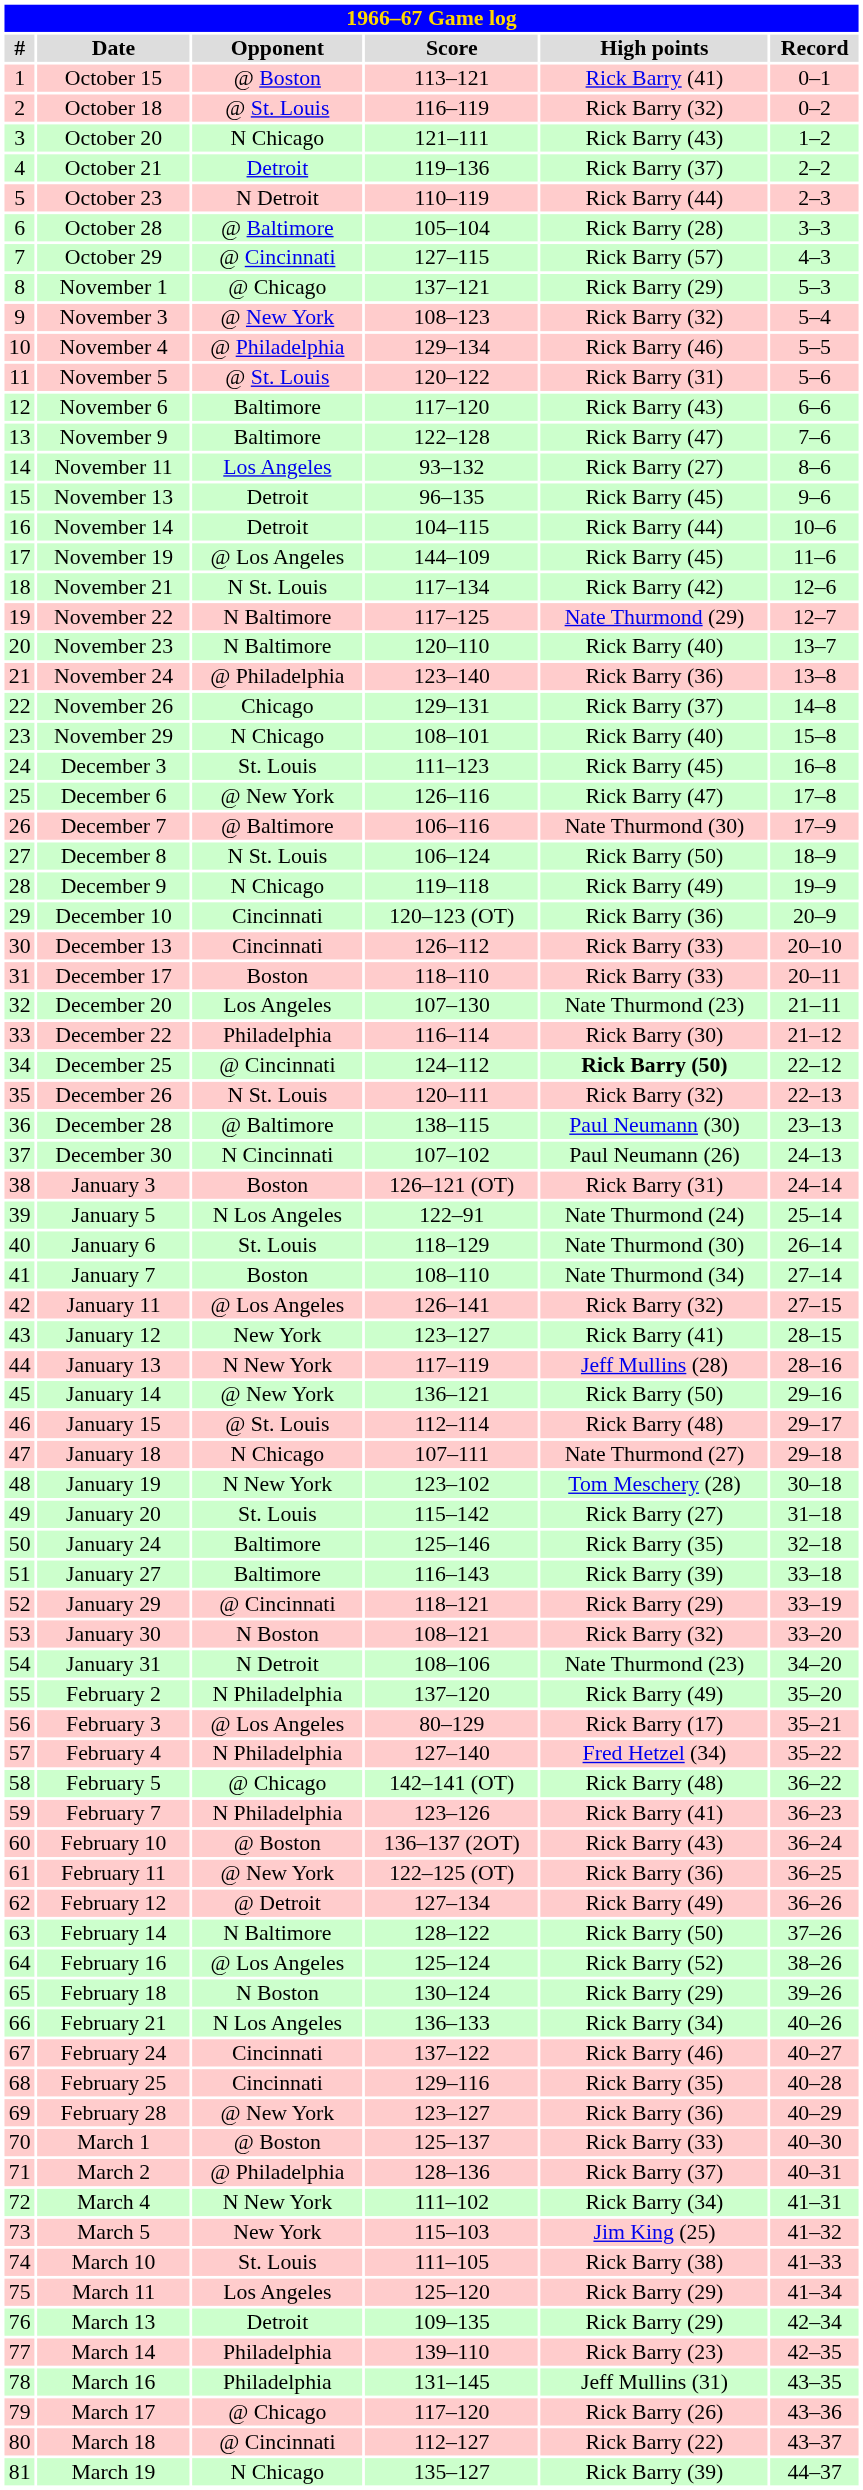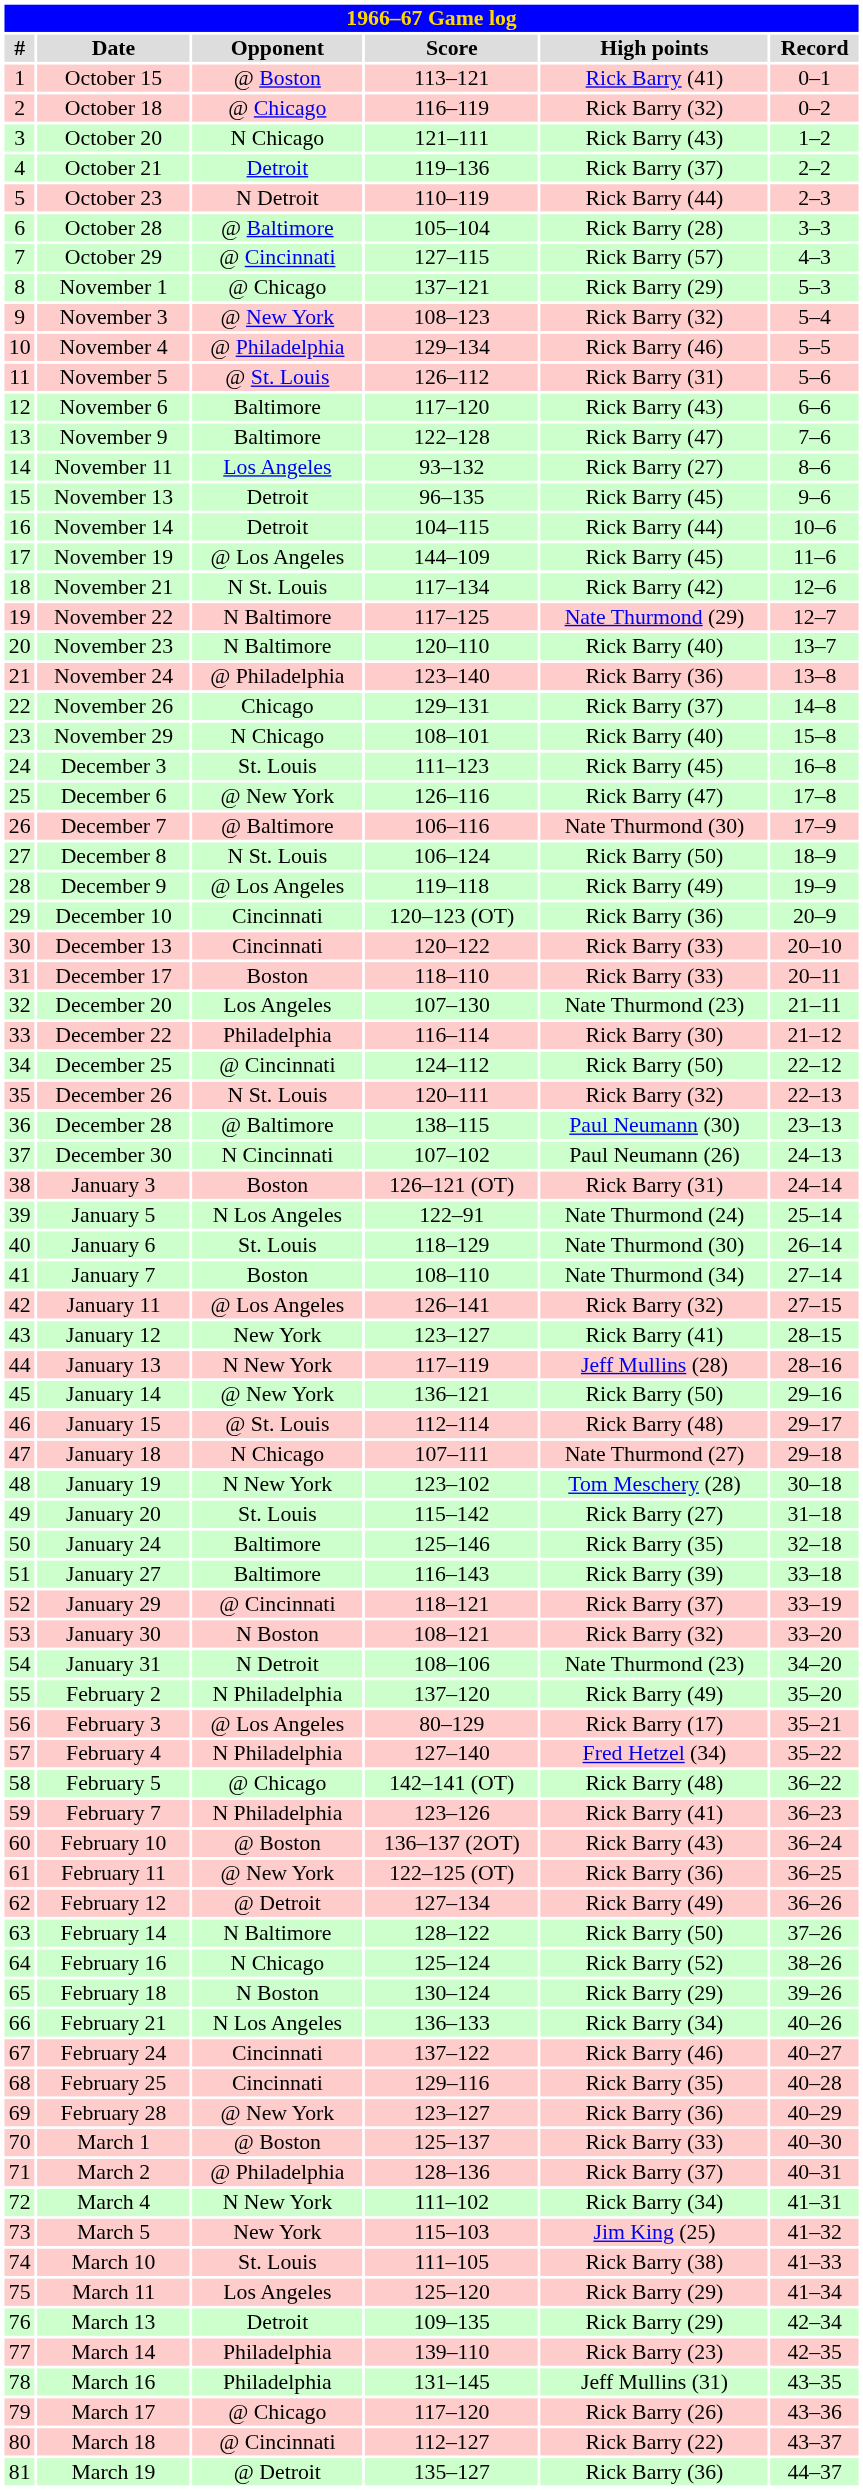(277, 107) @ St. Louis -> (277, 107) @ Chicago
(452, 377) 120–122 -> (452, 377) 126–112
(277, 885) N Chicago -> (277, 885) @ Los Angeles
(452, 945) 126–112 -> (452, 945) 120–122
(654, 1065) bold -> (654, 1065) normal
(654, 1603) Rick Barry (29) -> (654, 1603) Rick Barry (37)
(277, 1962) @ Los Angeles -> (277, 1962) N Chicago
(277, 2471) N Chicago -> (277, 2471) @ Detroit
(654, 2471) Rick Barry (39) -> (654, 2471) Rick Barry (36)
